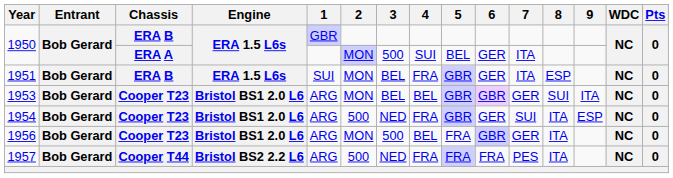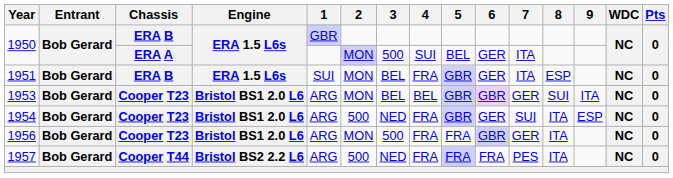(425, 136) BEL -> (425, 136) FRA
